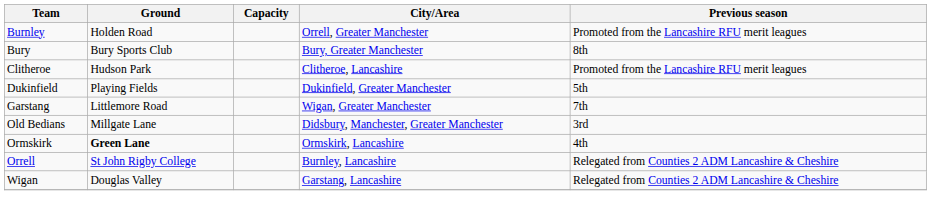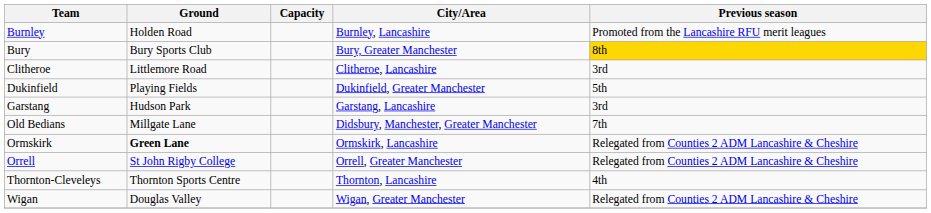(365, 32) Orrell, Greater Manchester -> (383, 32) Burnley, Lancashire
(580, 50) no background -> (600, 50) gold background
(121, 69) Hudson Park -> (168, 69) Littlemore Road
(690, 69) Promoted from the Lancashire RFU merit leagues -> (600, 69) 3rd
(129, 106) Littlemore Road -> (160, 106) Hudson Park
(366, 106) Wigan, Greater Manchester -> (386, 106) Garstang, Lancashire
(580, 106) 7th -> (600, 106) 3rd
(581, 124) 3rd -> (600, 124) 7th
(580, 143) 4th -> (725, 143) Relegated from Counties 2 ADM Lancashire & Cheshire
(349, 161) Burnley, Lancashire -> (399, 161) Orrell, Greater Manchester
+ row: (54, 180)
(352, 180) Garstang, Lancashire -> (400, 198) Wigan, Greater Manchester
